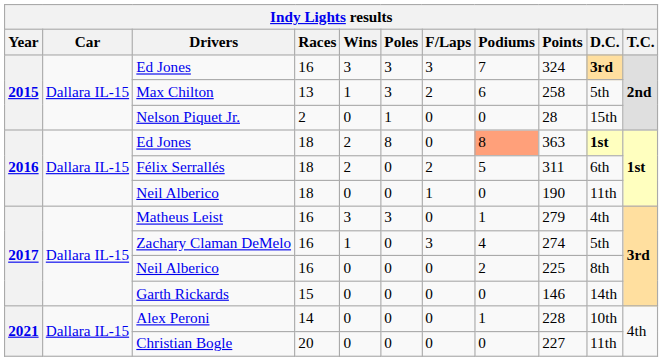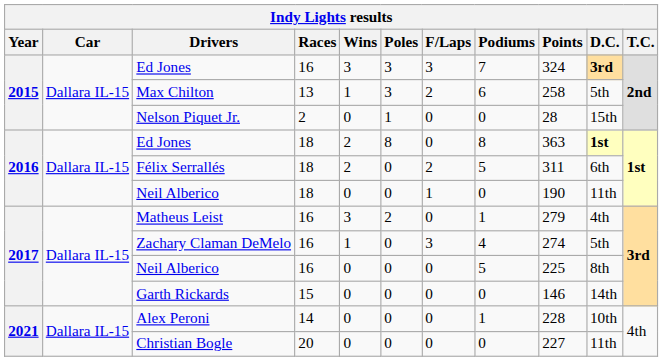(482, 142) lightsalmon background -> (482, 142) no background
(388, 217) 3 -> (388, 217) 2
(482, 267) 2 -> (482, 267) 5
